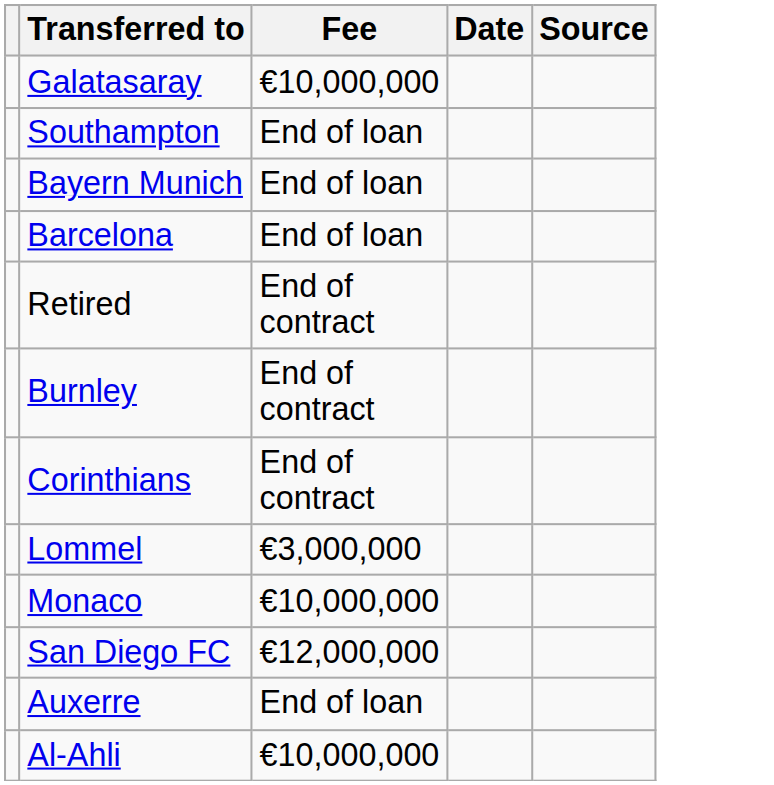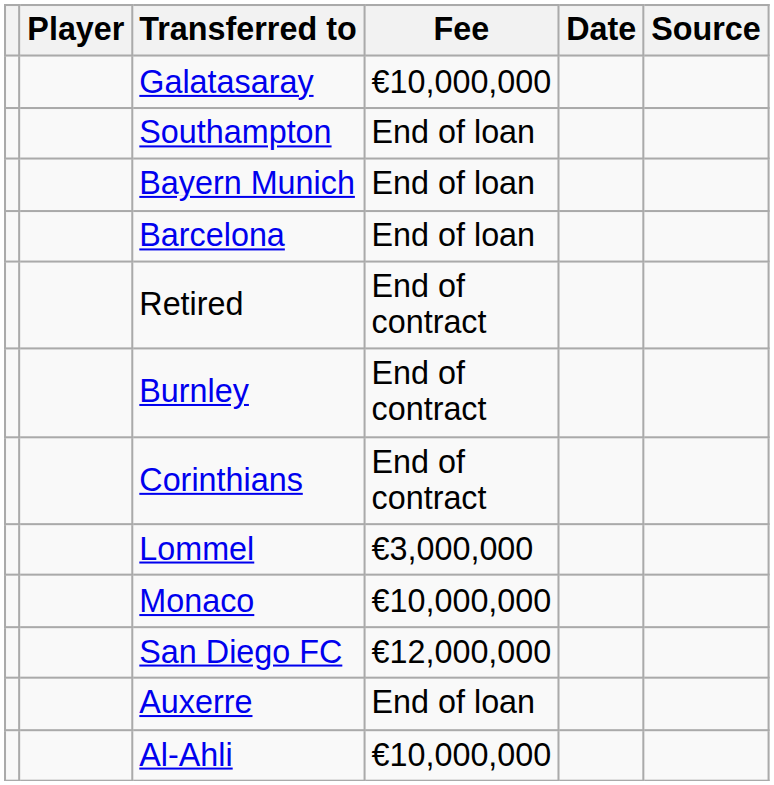+ column: (76, 30)
